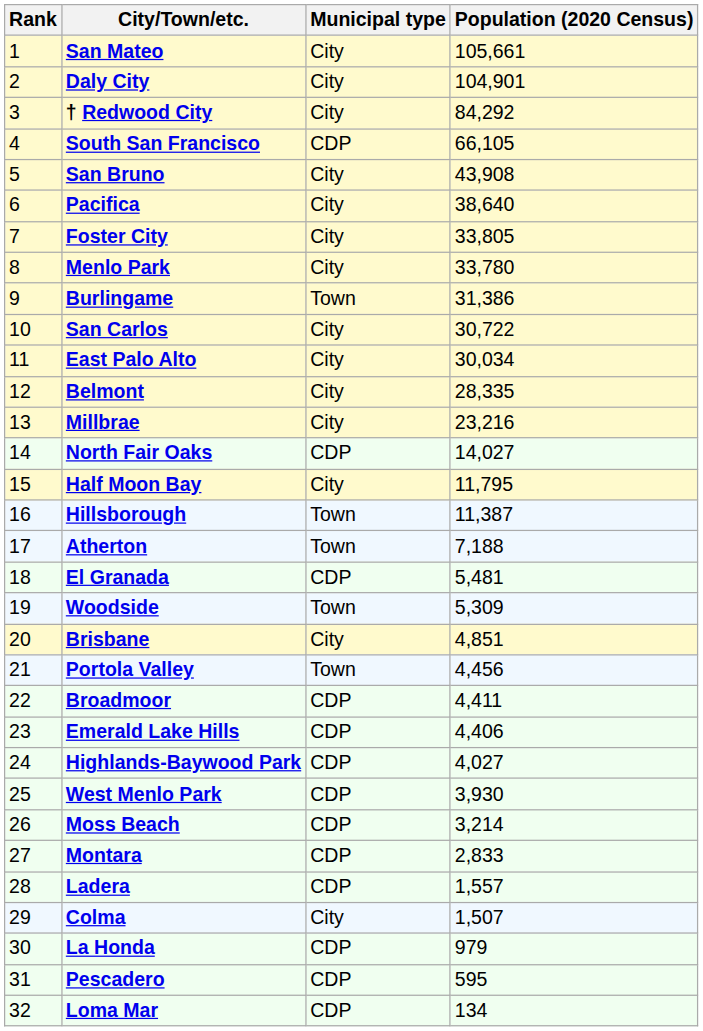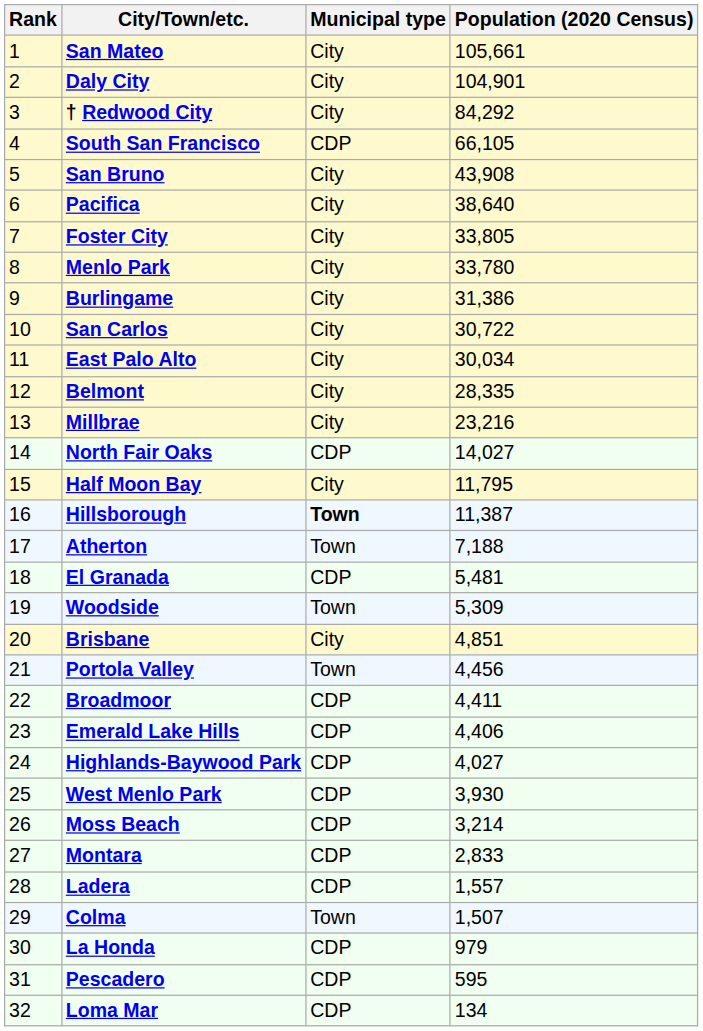(333, 298) Town -> (327, 298) City
(333, 515) normal -> (335, 515) bold
(327, 917) City -> (333, 917) Town
